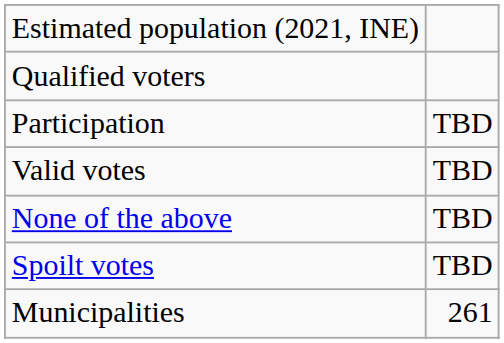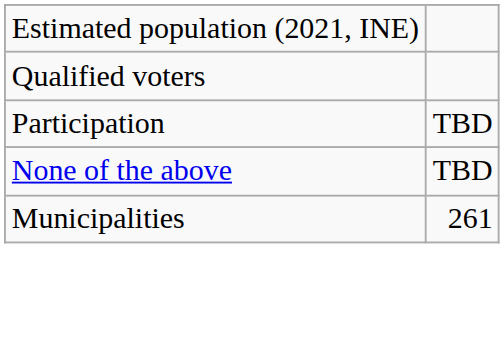- row: (79, 170)
- row: (83, 265)
